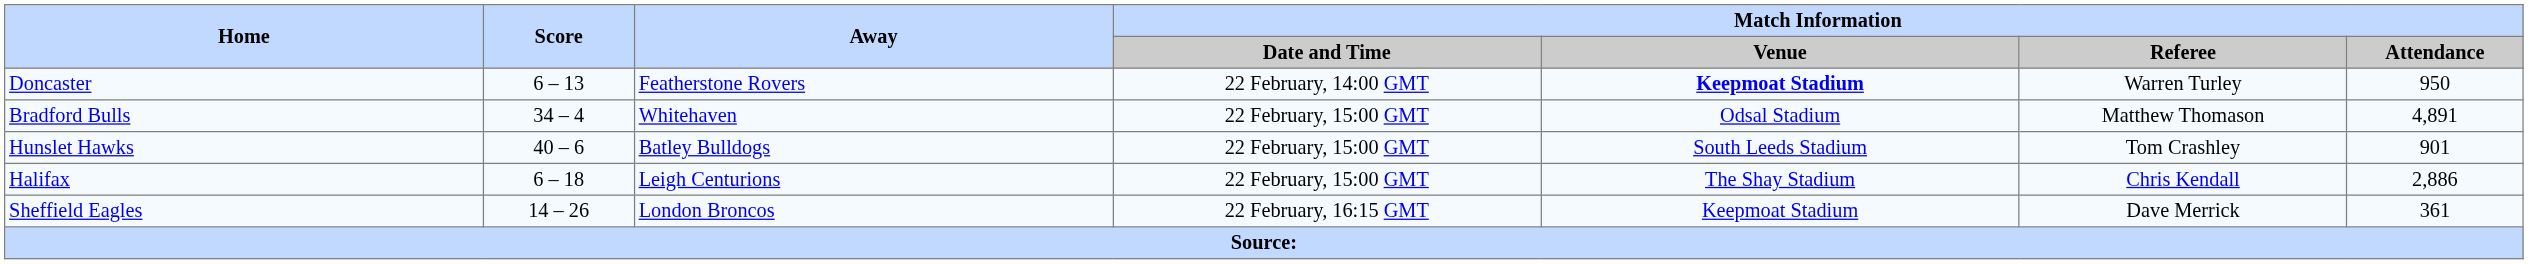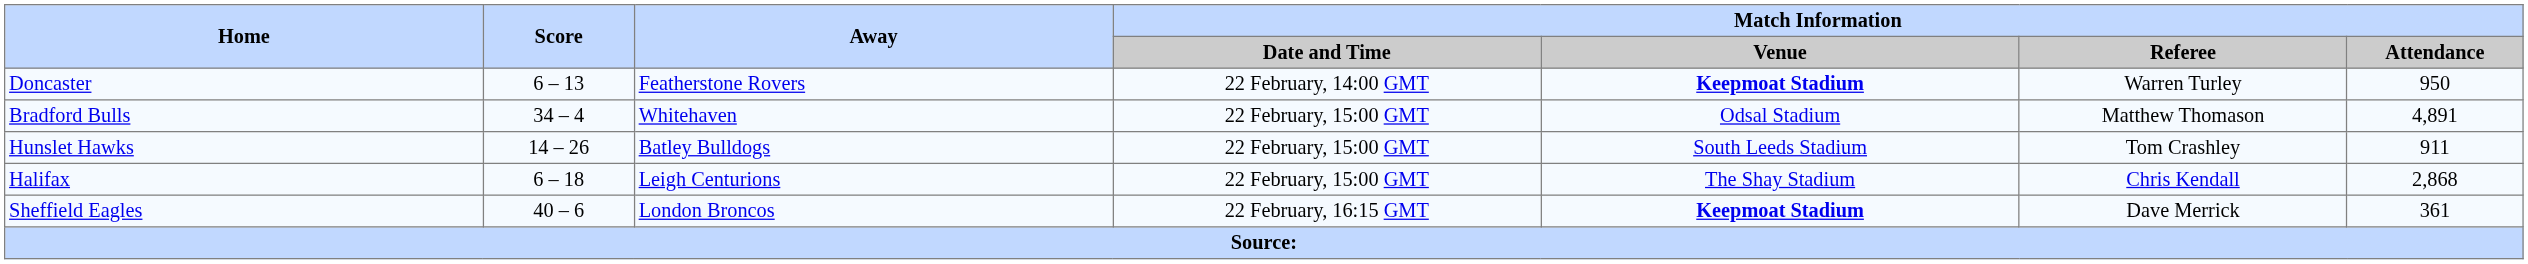(559, 147) 40 – 6 -> (559, 147) 14 – 26
(2435, 147) 901 -> (2435, 147) 911
(2435, 179) 2,886 -> (2435, 179) 2,868
(559, 210) 14 – 26 -> (559, 210) 40 – 6
(1780, 210) normal -> (1780, 210) bold
